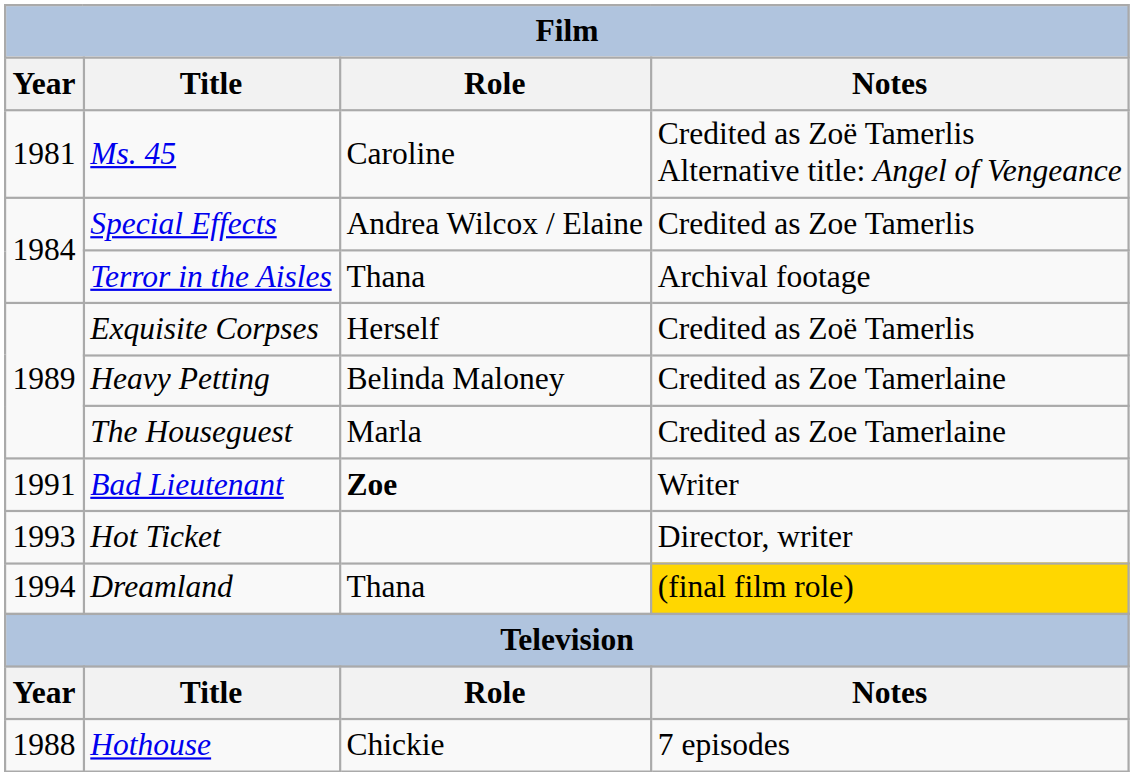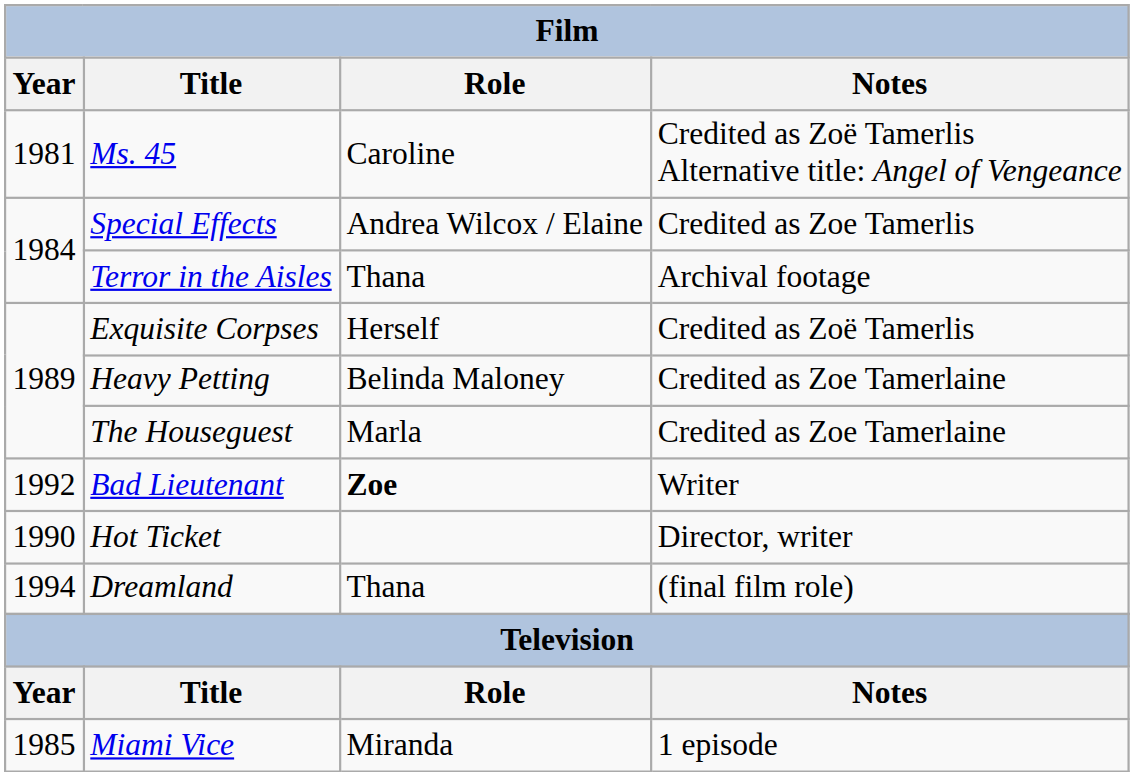(44, 484) 1991 -> (44, 484) 1992
(44, 536) 1993 -> (44, 536) 1990
(756, 588) gold background -> (756, 588) no background
+ row: (162, 744)
- row: (151, 744)
